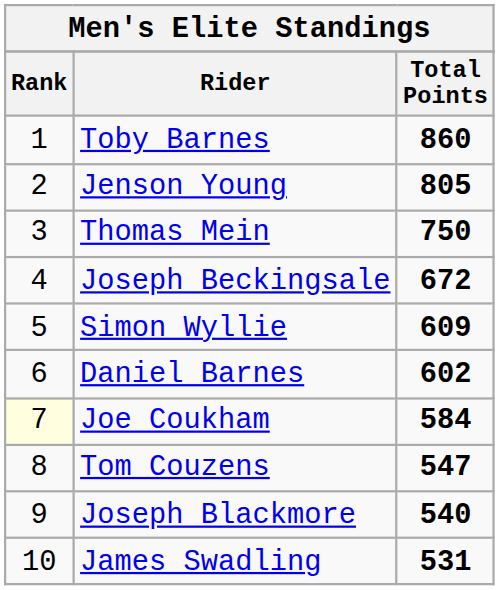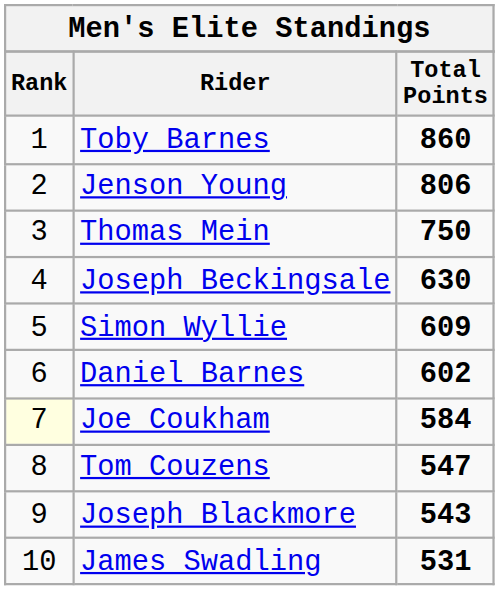(446, 187) 805 -> (446, 187) 806
(446, 280) 672 -> (446, 280) 630
(446, 515) 540 -> (446, 515) 543
